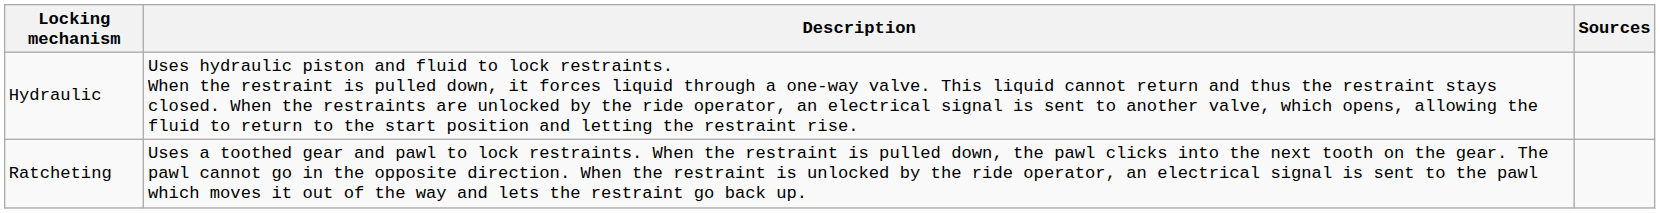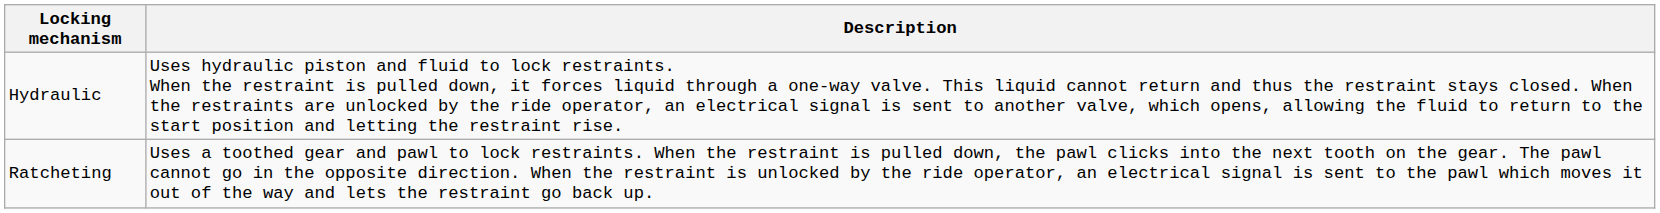- column: (1615, 29)
